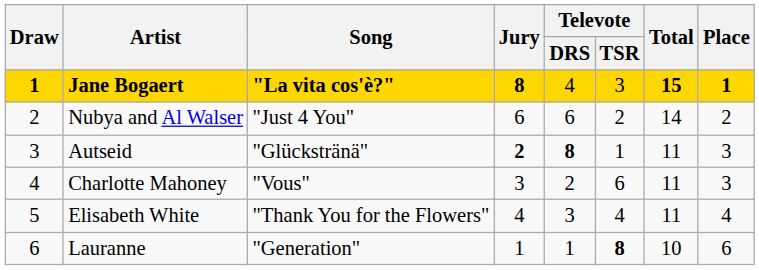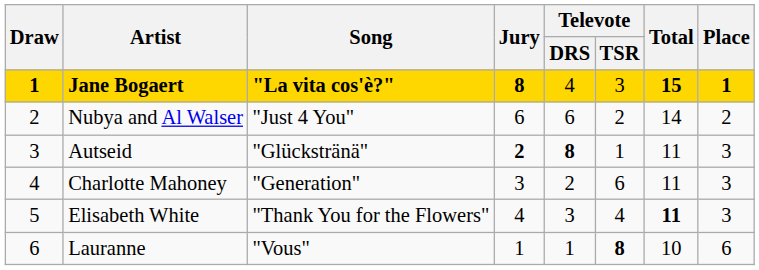(281, 183) "Vous" -> (306, 183) "Generation"
(671, 215) normal -> (671, 215) bold
(726, 215) 4 -> (726, 215) 3
(306, 248) "Generation" -> (281, 248) "Vous"
